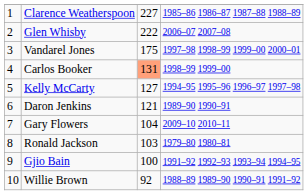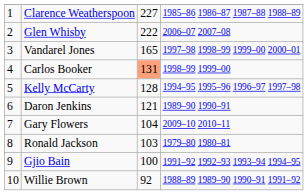(149, 50) 175 -> (149, 50) 165
(149, 87) 127 -> (149, 87) 128
